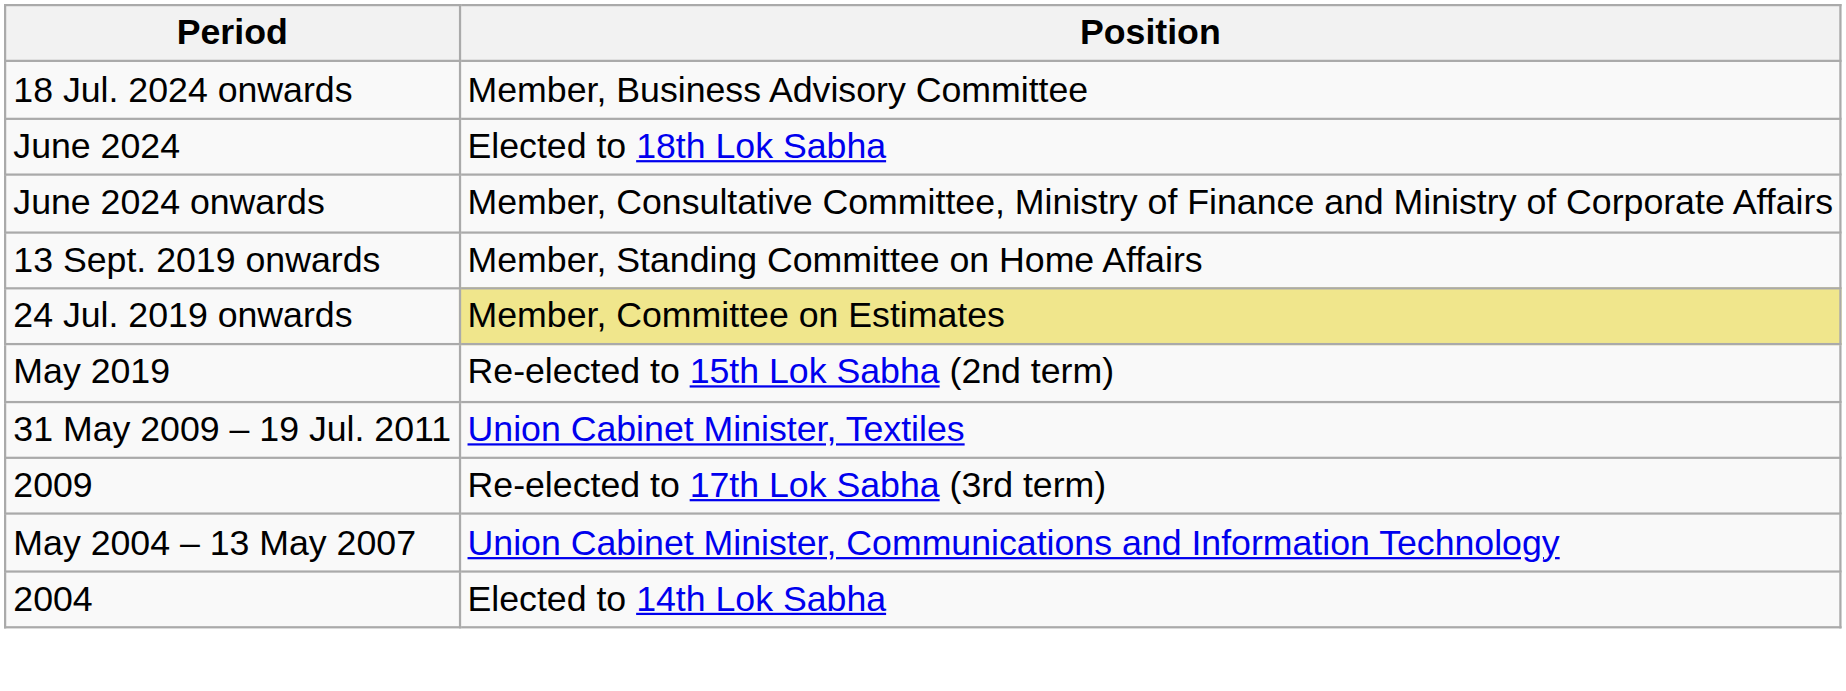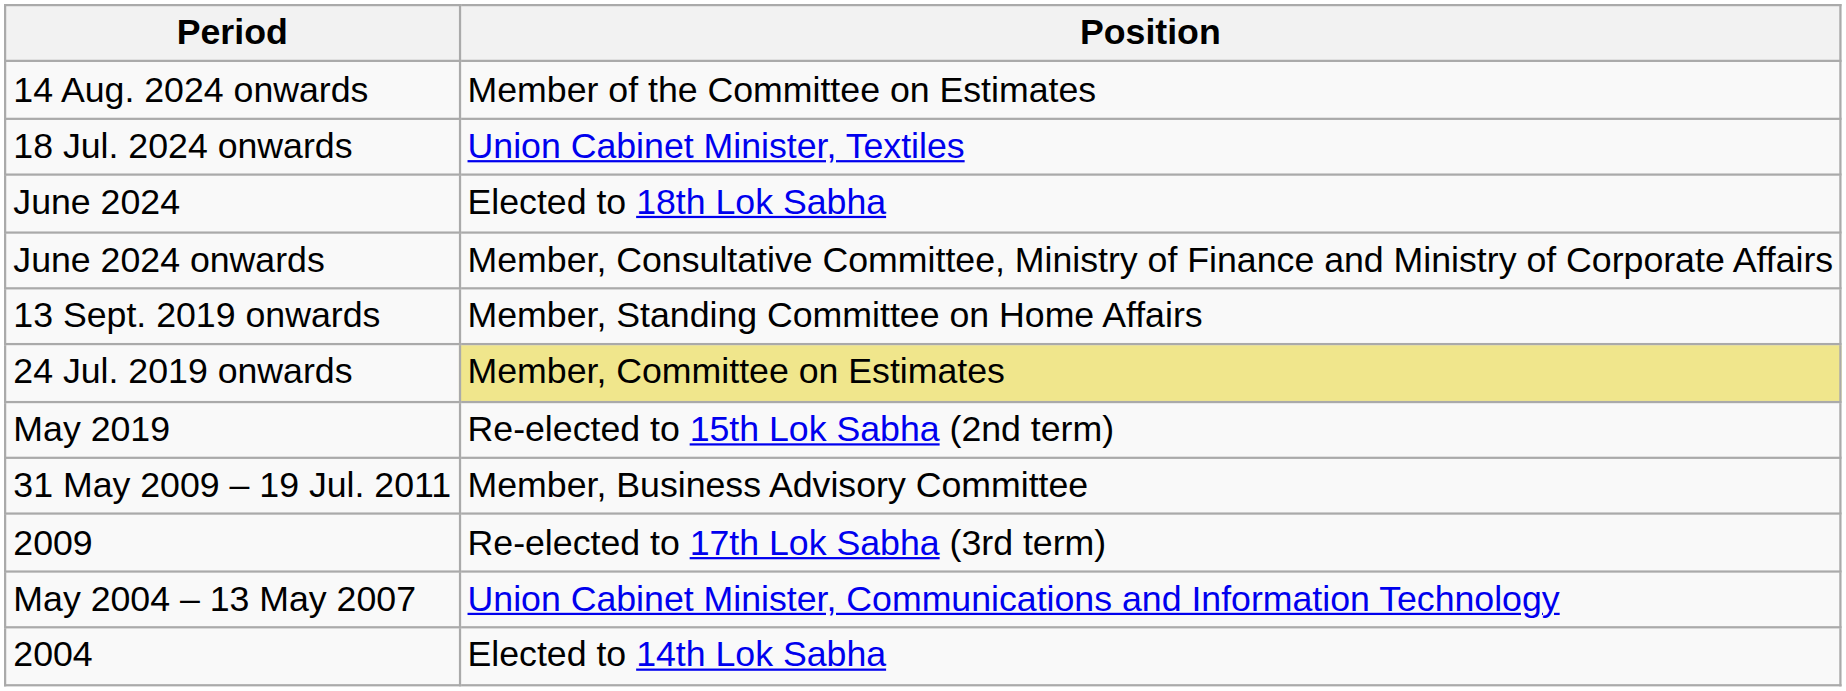+ row: (191, 89)
(778, 89) Member, Business Advisory Committee -> (716, 145) Union Cabinet Minister, Textiles
(716, 428) Union Cabinet Minister, Textiles -> (778, 485) Member, Business Advisory Committee
